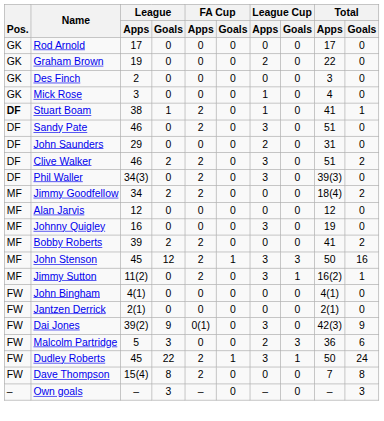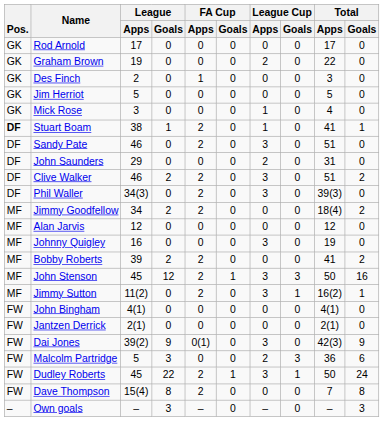(201, 78) 0 -> (201, 78) 1
+ row: (59, 95)
